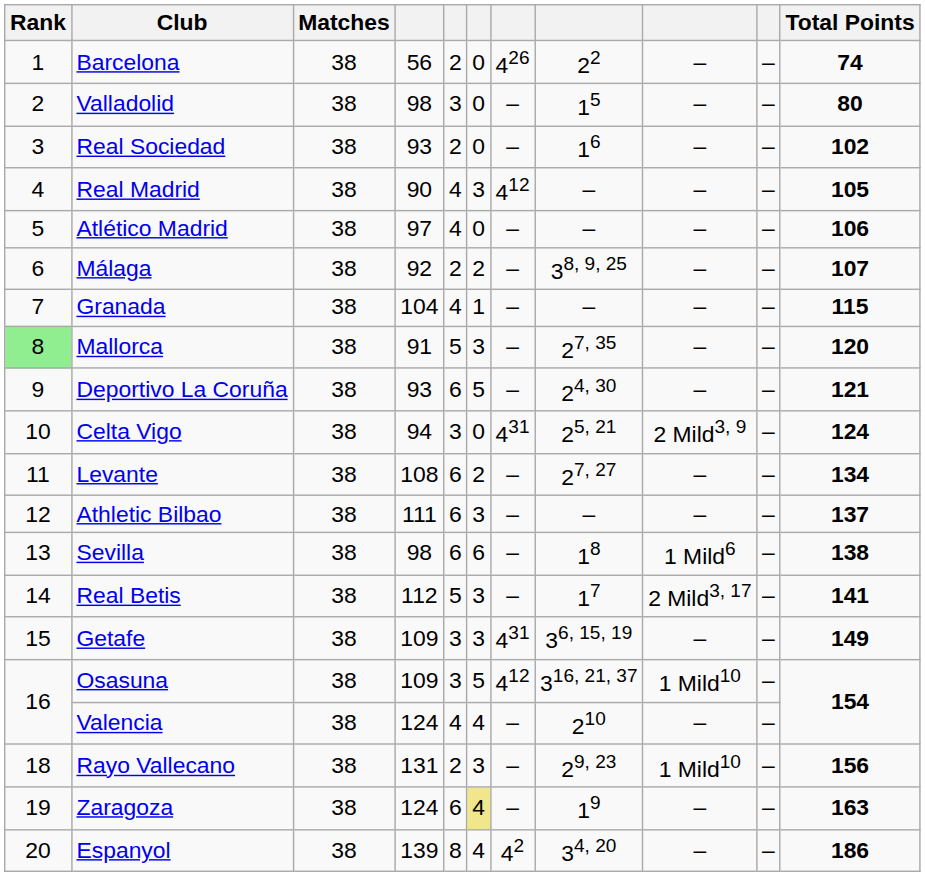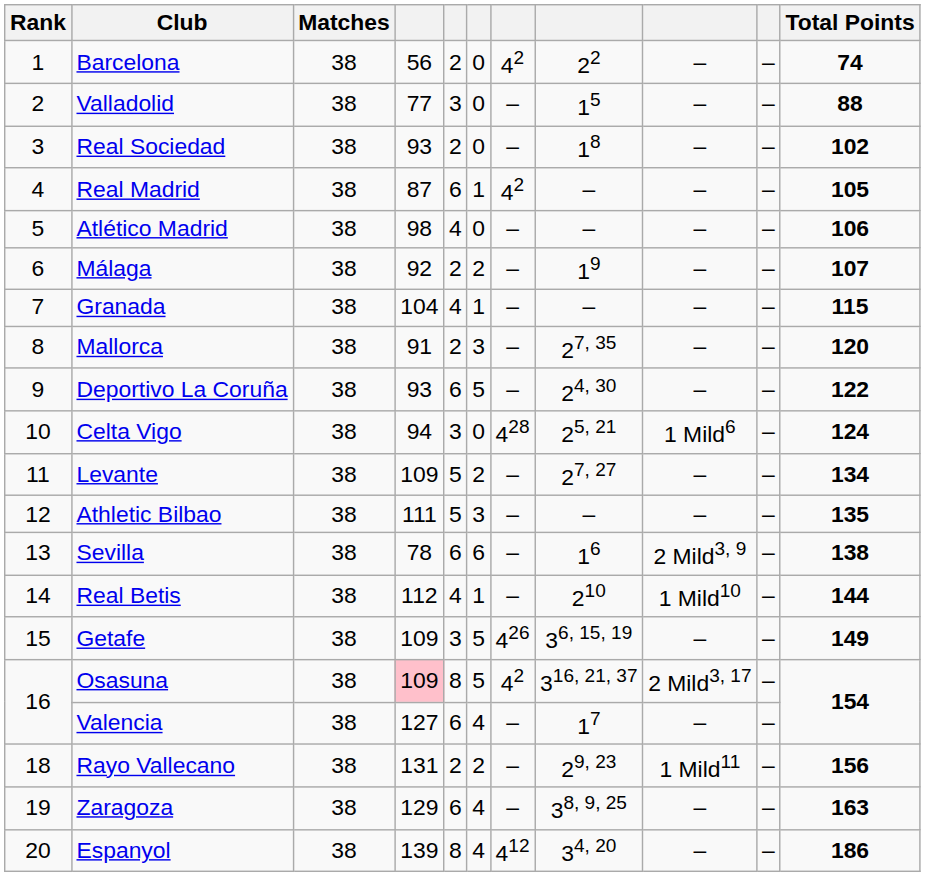(513, 62) 426 -> (513, 62) 42
(419, 104) 98 -> (419, 104) 77
(850, 104) 80 -> (850, 104) 88
(589, 146) 16 -> (589, 146) 18
(419, 189) 90 -> (419, 189) 87
(455, 189) 4 -> (455, 189) 6
(479, 189) 3 -> (479, 189) 1
(513, 189) 412 -> (513, 189) 42
(419, 228) 97 -> (419, 228) 98
(589, 268) 38, 9, 25 -> (589, 268) 19
(38, 346) lightgreen background -> (38, 346) no background
(455, 346) 5 -> (455, 346) 2
(850, 389) 121 -> (850, 389) 122
(513, 431) 431 -> (513, 431) 428
(700, 431) 2 Mild3, 9 -> (700, 431) 1 Mild6
(419, 474) 108 -> (419, 474) 109
(455, 474) 6 -> (455, 474) 5
(455, 513) 6 -> (455, 513) 5
(850, 513) 137 -> (850, 513) 135
(419, 553) 98 -> (419, 553) 78
(589, 553) 18 -> (589, 553) 16
(700, 553) 1 Mild6 -> (700, 553) 2 Mild3, 9
(455, 595) 5 -> (455, 595) 4
(479, 595) 3 -> (479, 595) 1
(589, 595) 17 -> (589, 595) 210
(700, 595) 2 Mild3, 17 -> (700, 595) 1 Mild10
(850, 595) 141 -> (850, 595) 144
(479, 638) 3 -> (479, 638) 5
(513, 638) 431 -> (513, 638) 426
(419, 680) no background -> (419, 680) pink background
(455, 680) 3 -> (455, 680) 8
(513, 680) 412 -> (513, 680) 42
(700, 680) 1 Mild10 -> (700, 680) 2 Mild3, 17
(419, 723) 124 -> (419, 723) 127
(455, 723) 4 -> (455, 723) 6
(589, 723) 210 -> (589, 723) 17
(479, 765) 3 -> (479, 765) 2
(700, 765) 1 Mild10 -> (700, 765) 1 Mild11
(419, 808) 124 -> (419, 808) 129
(479, 808) khaki background -> (479, 808) no background
(589, 808) 19 -> (589, 808) 38, 9, 25
(513, 850) 42 -> (513, 850) 412
